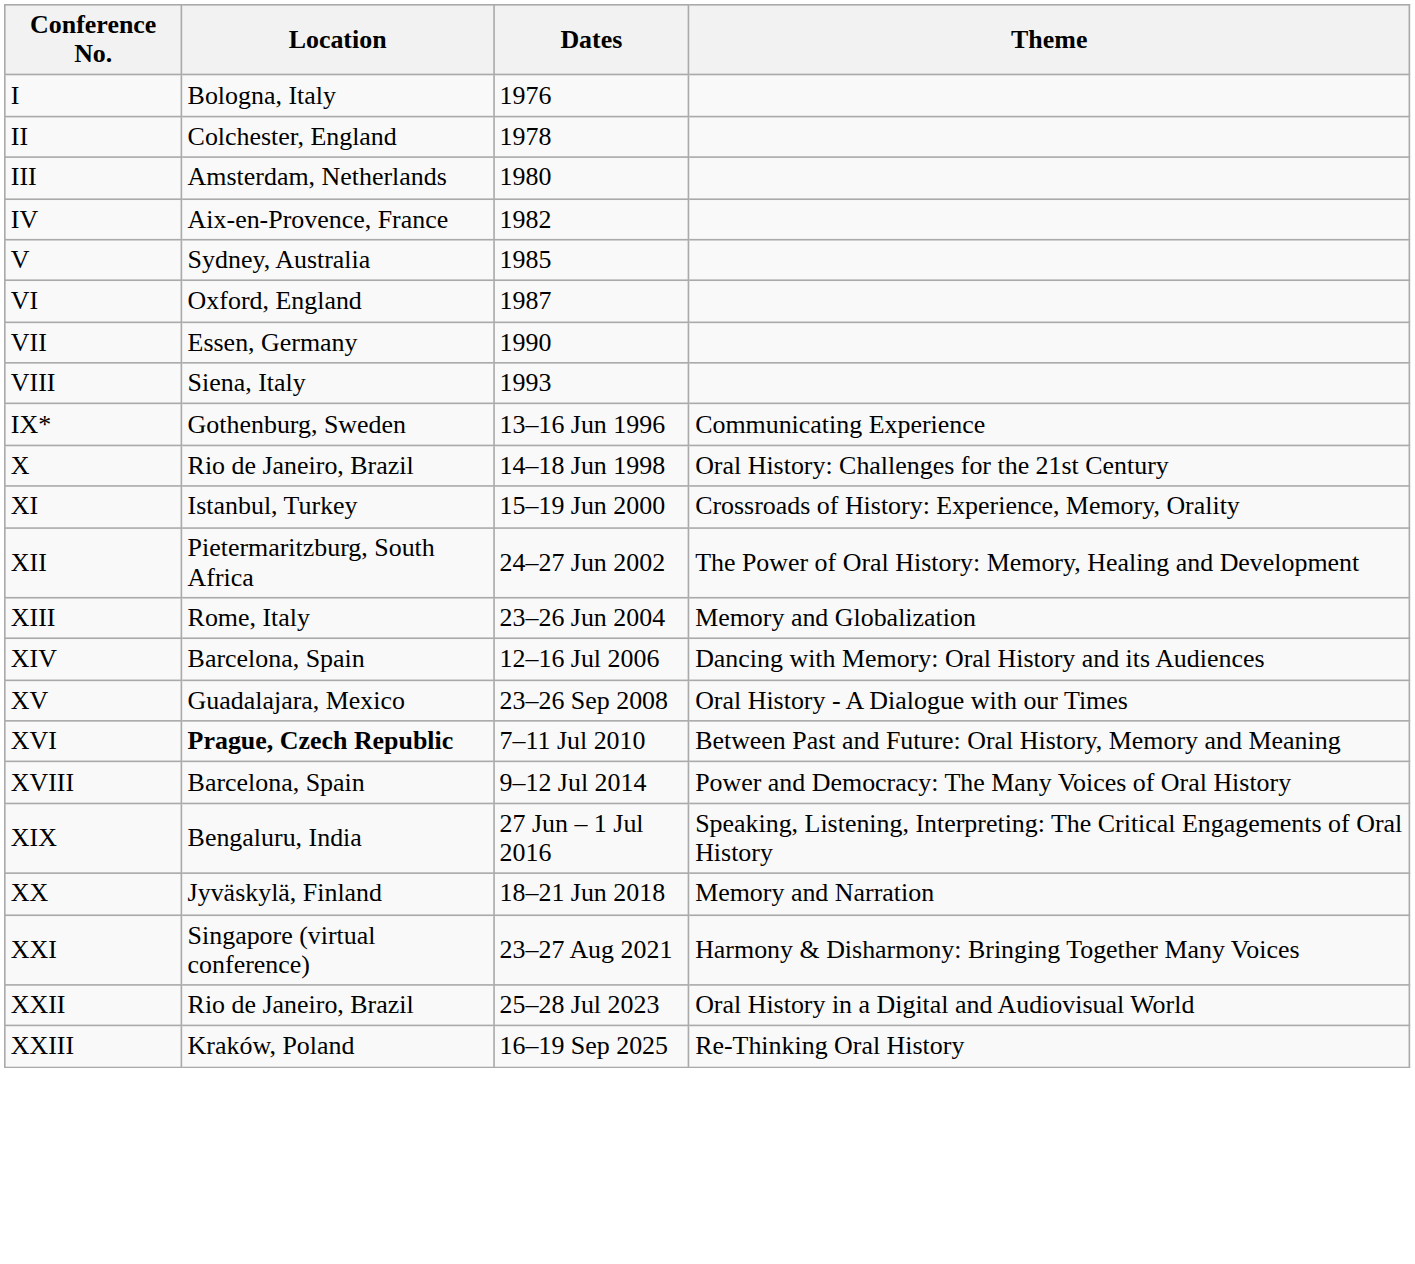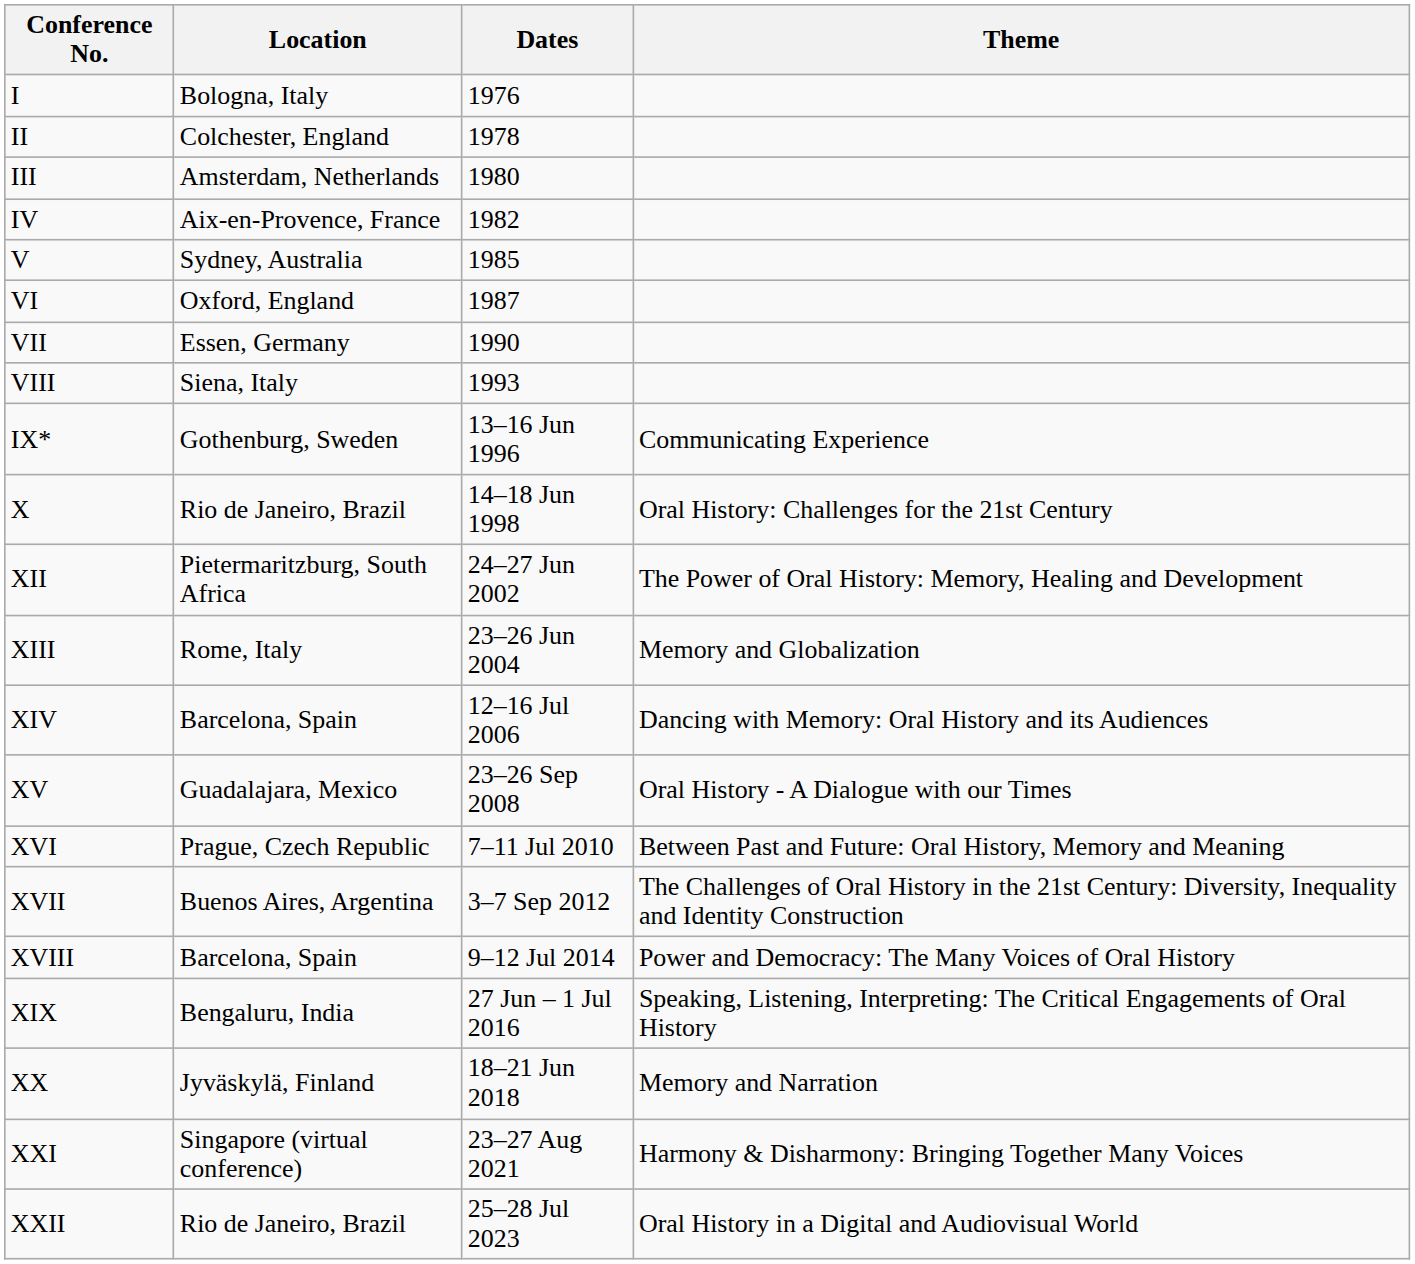- row: (24, 506)
(320, 741) bold -> (305, 845) normal
+ row: (38, 901)
- row: (42, 1046)
